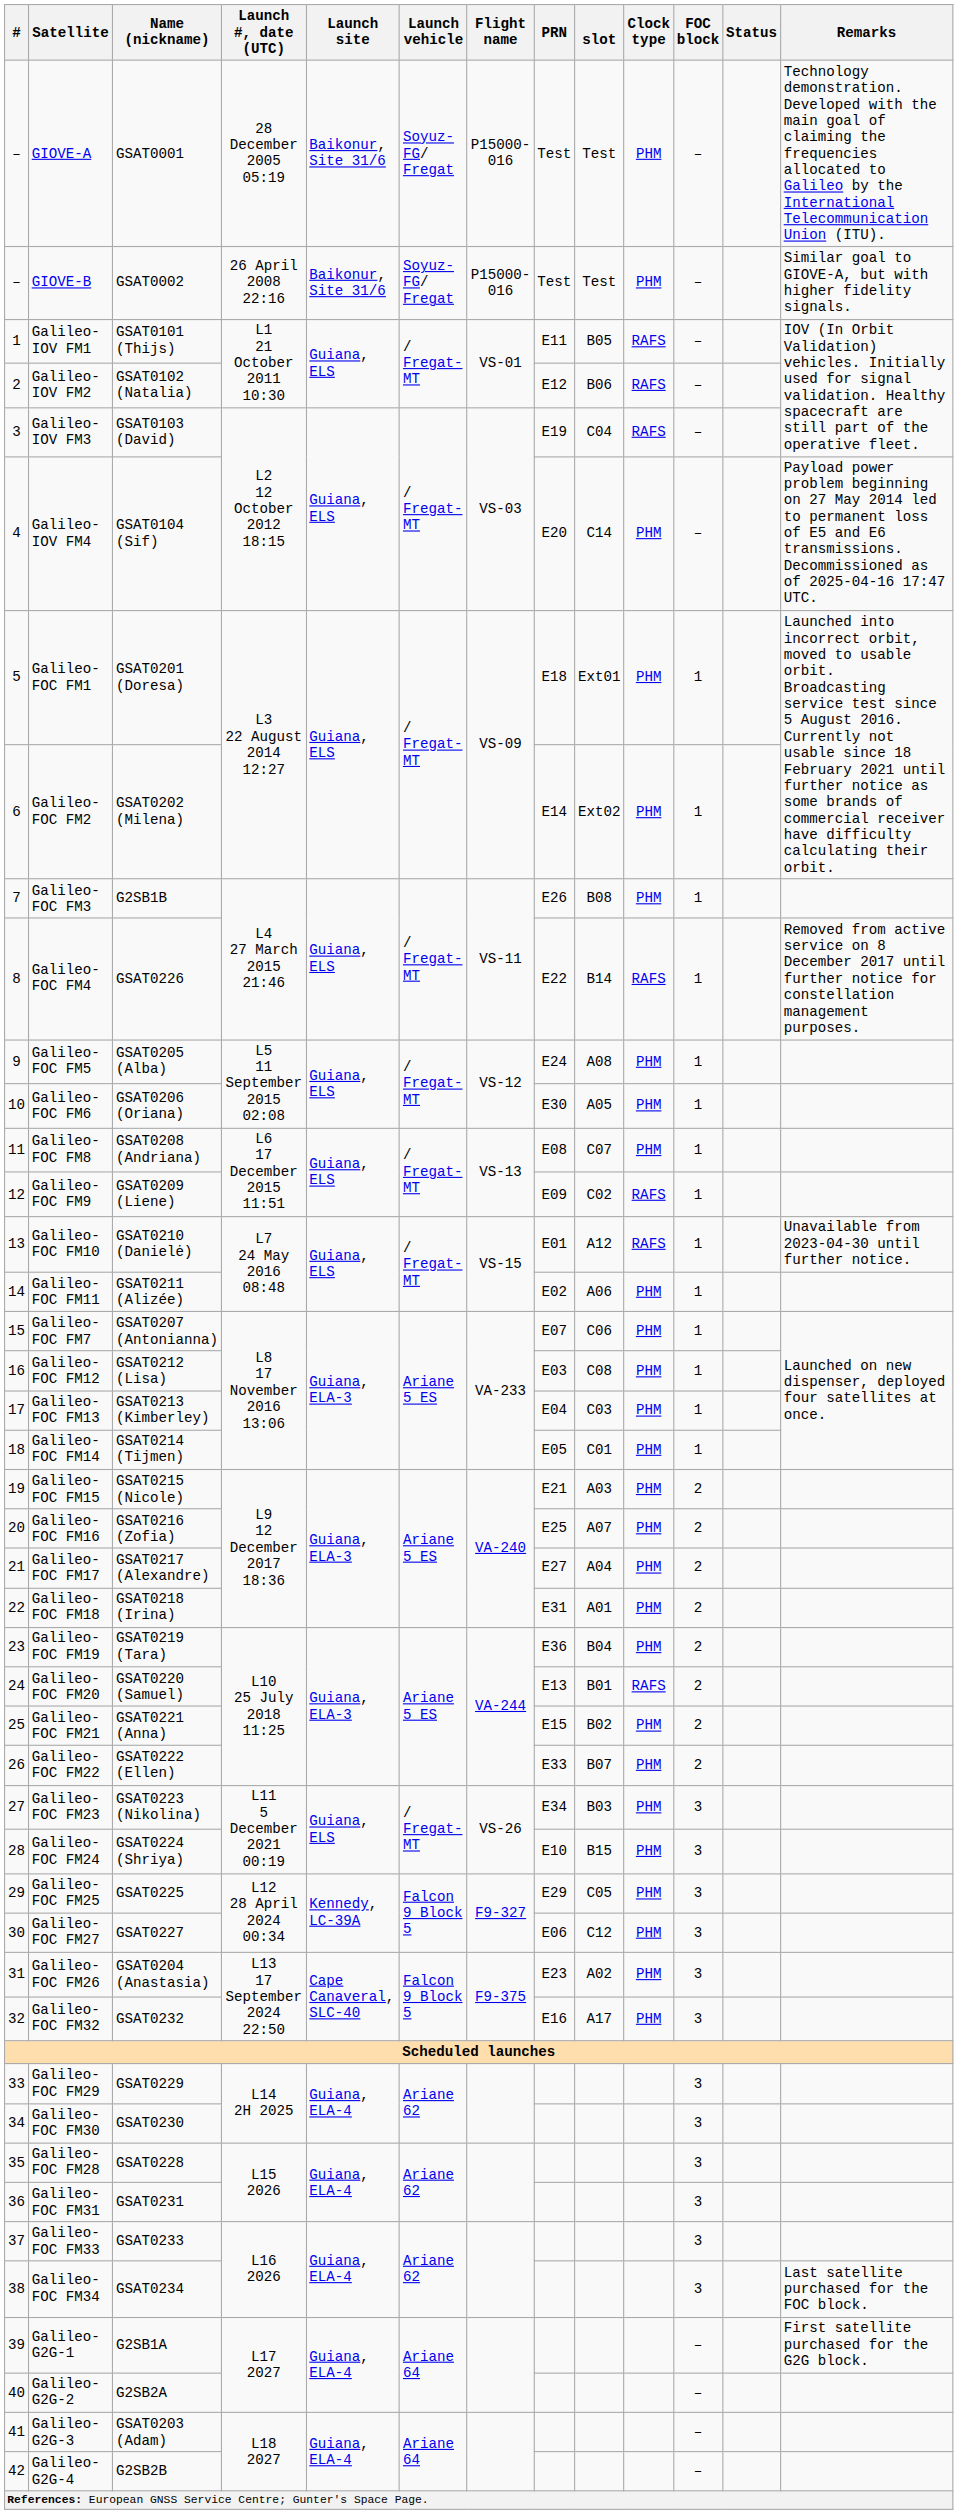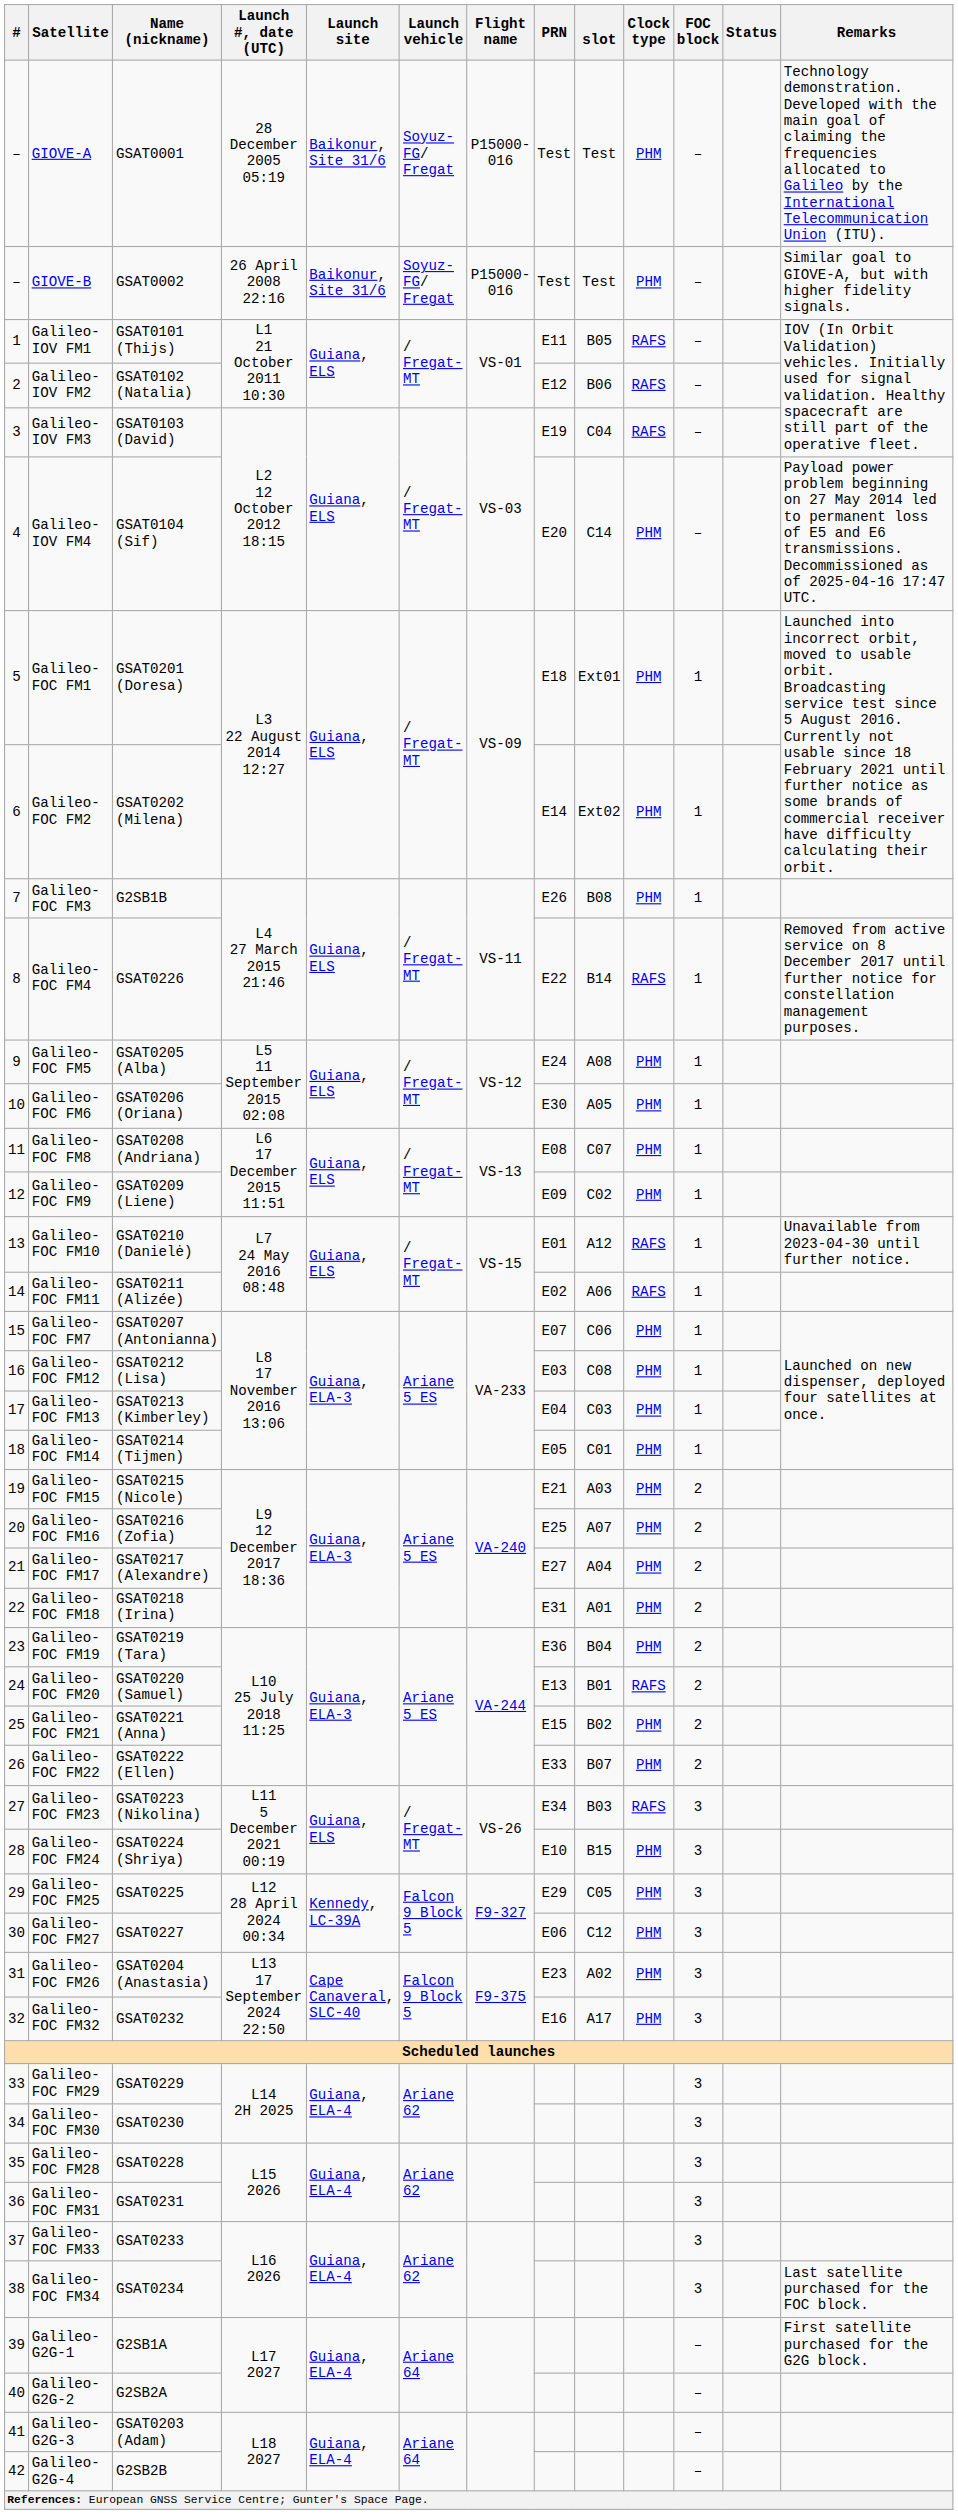(649, 1194) RAFS -> (649, 1194) PHM
(649, 1292) PHM -> (649, 1292) RAFS
(649, 1807) PHM -> (649, 1807) RAFS
